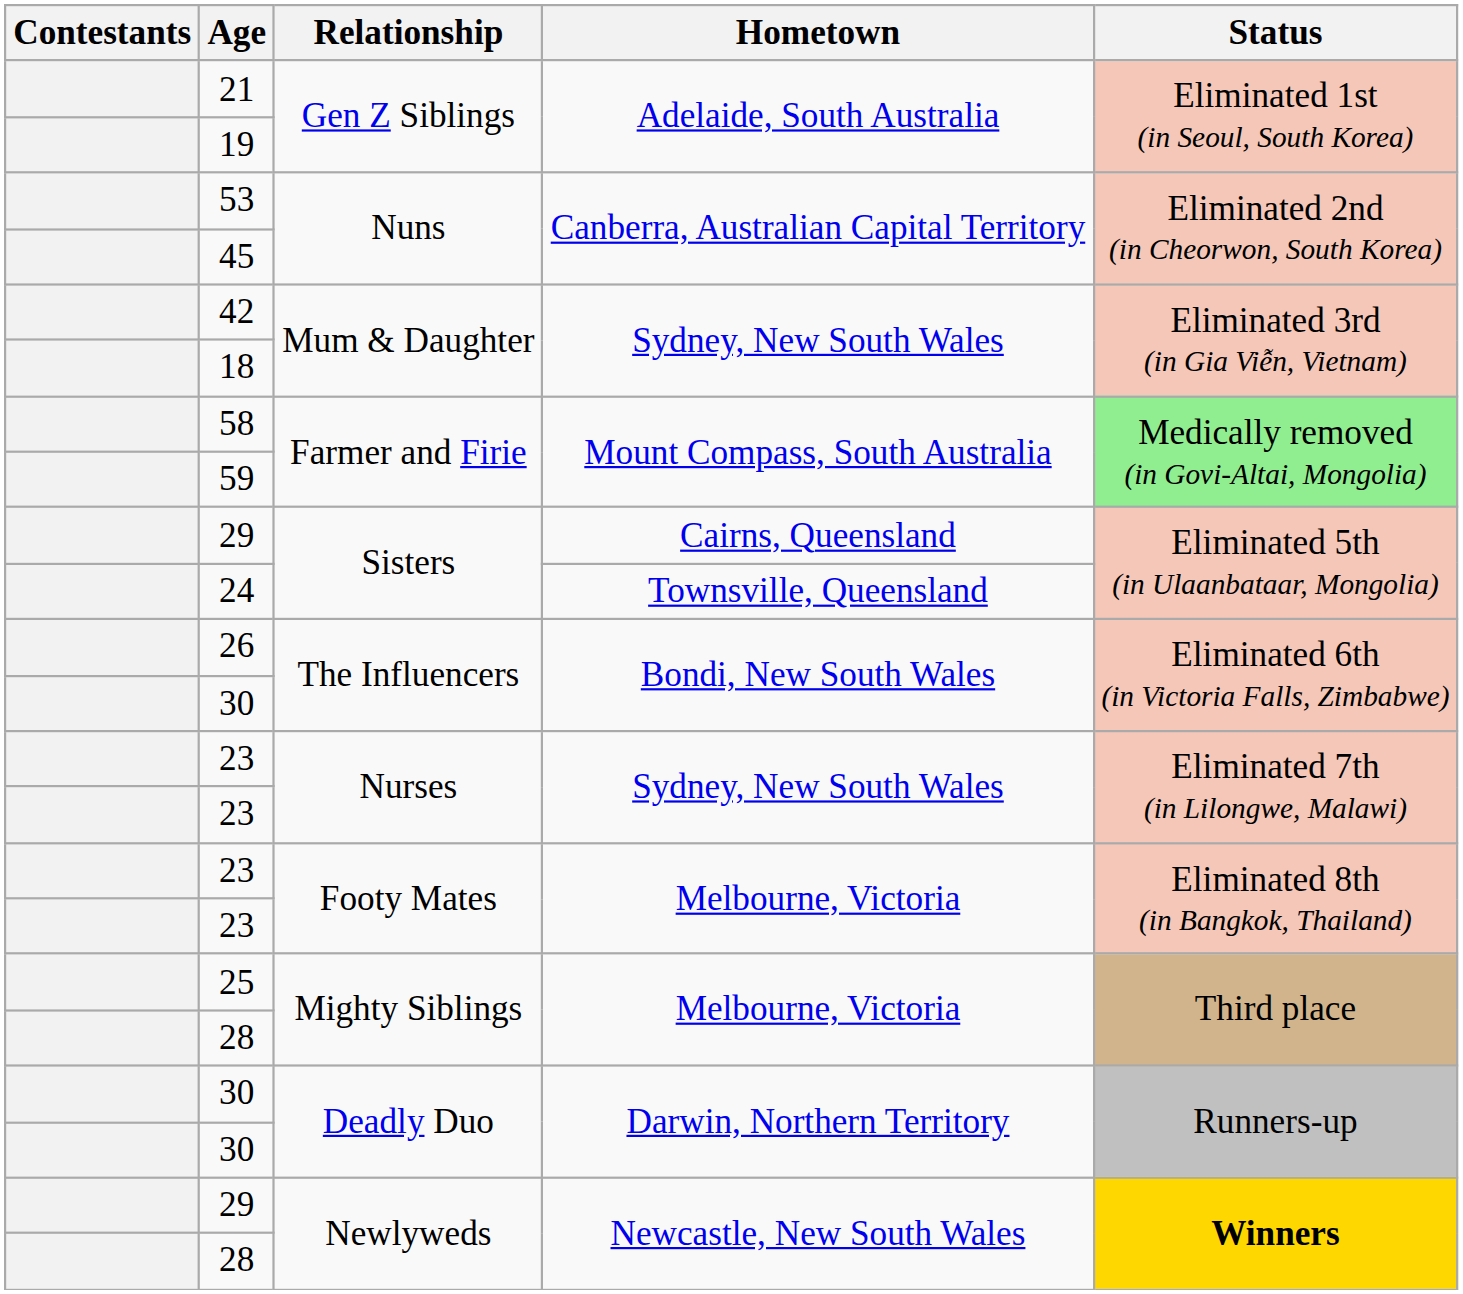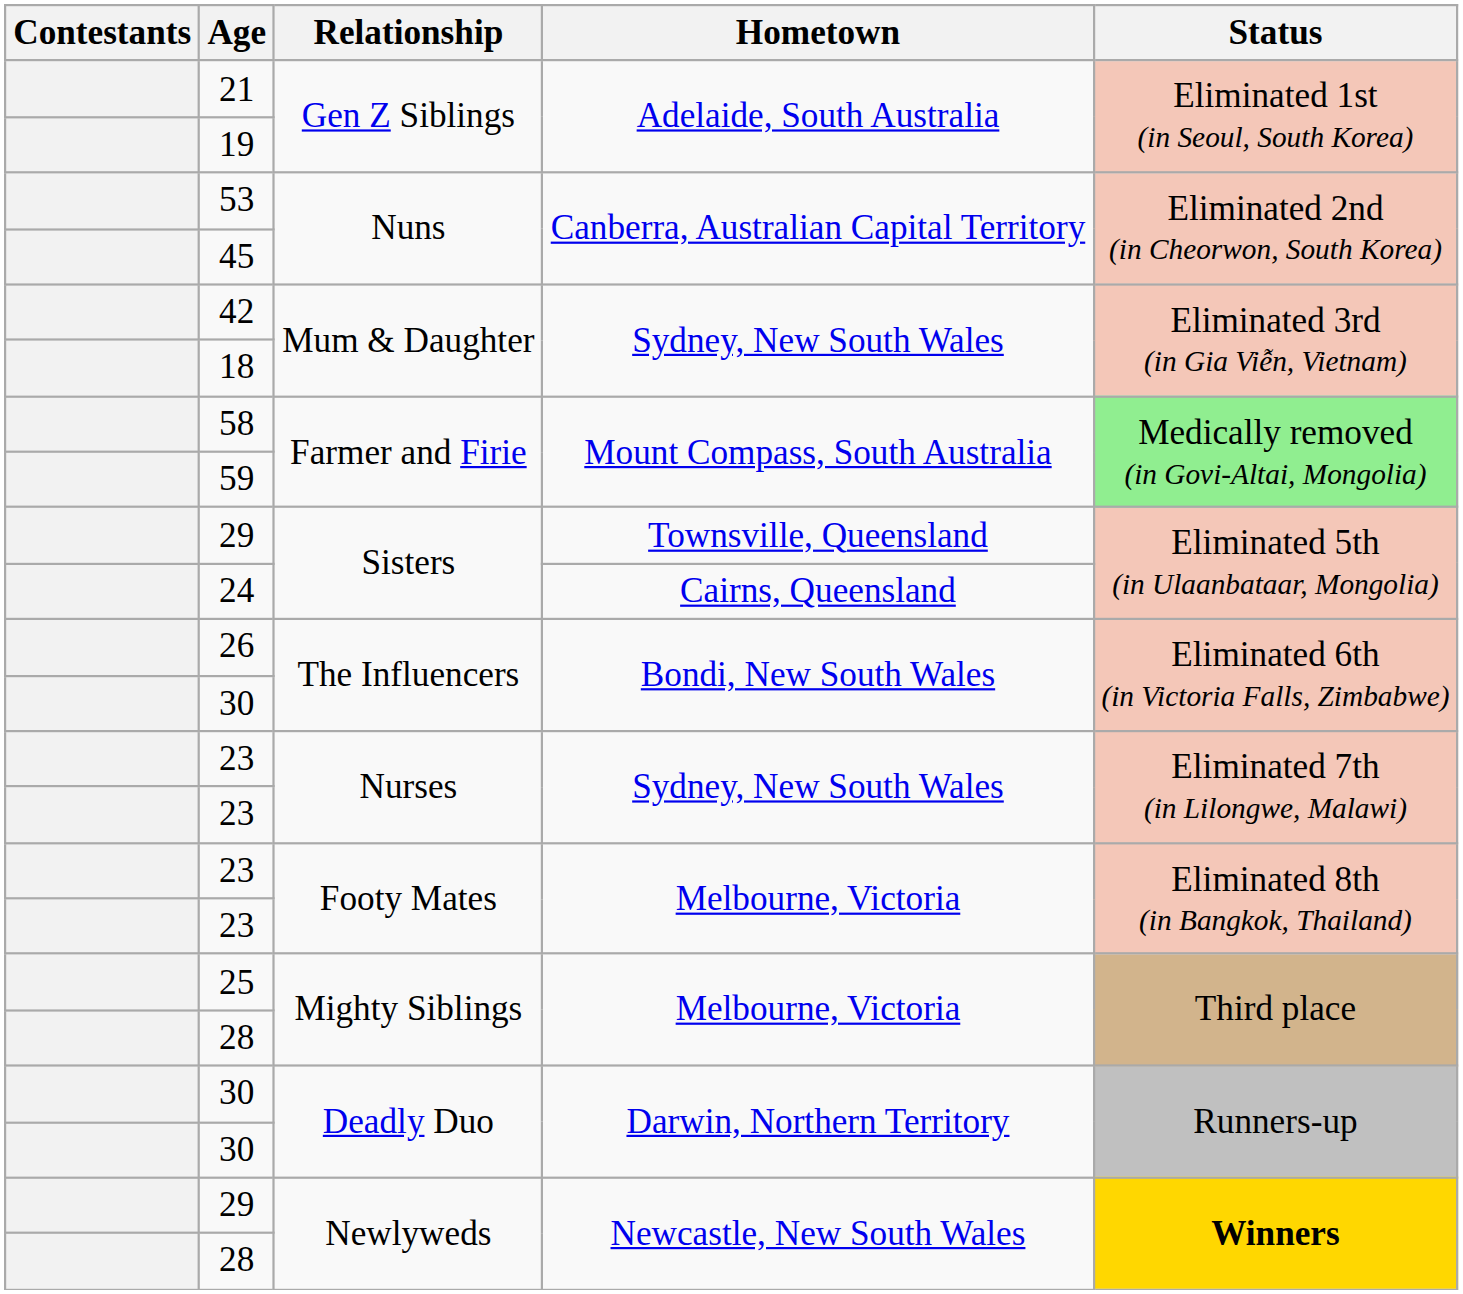(818, 534) Cairns, Queensland -> (818, 534) Townsville, Queensland
(818, 590) Townsville, Queensland -> (818, 590) Cairns, Queensland
